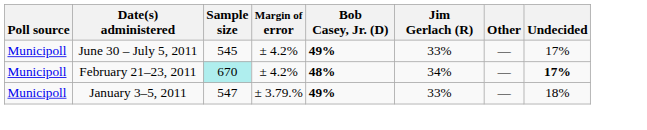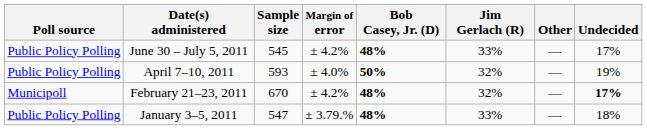(37, 51) Municipoll -> (64, 51) Public Policy Polling
(322, 51) 49% -> (373, 51) 48%
+ row: (189, 72)
(227, 72) paleturquoise background -> (278, 93) no background
(439, 72) 34% -> (490, 93) 32%
(37, 93) Municipoll -> (64, 114) Public Policy Polling
(322, 93) 49% -> (373, 114) 48%
